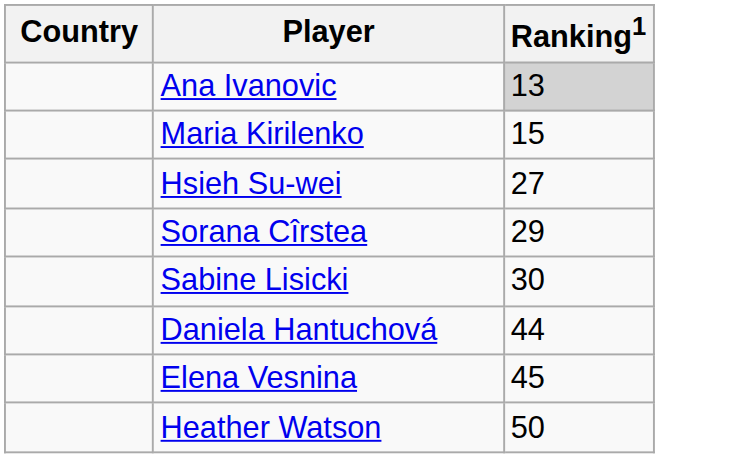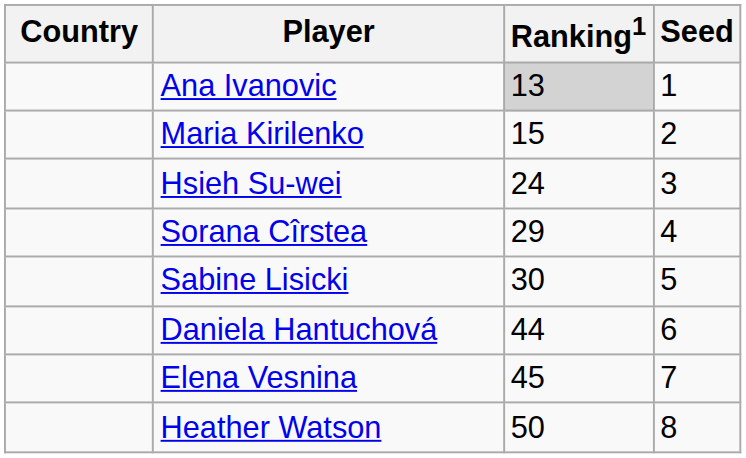+ column: (697, 32)
(528, 183) 27 -> (528, 183) 24
